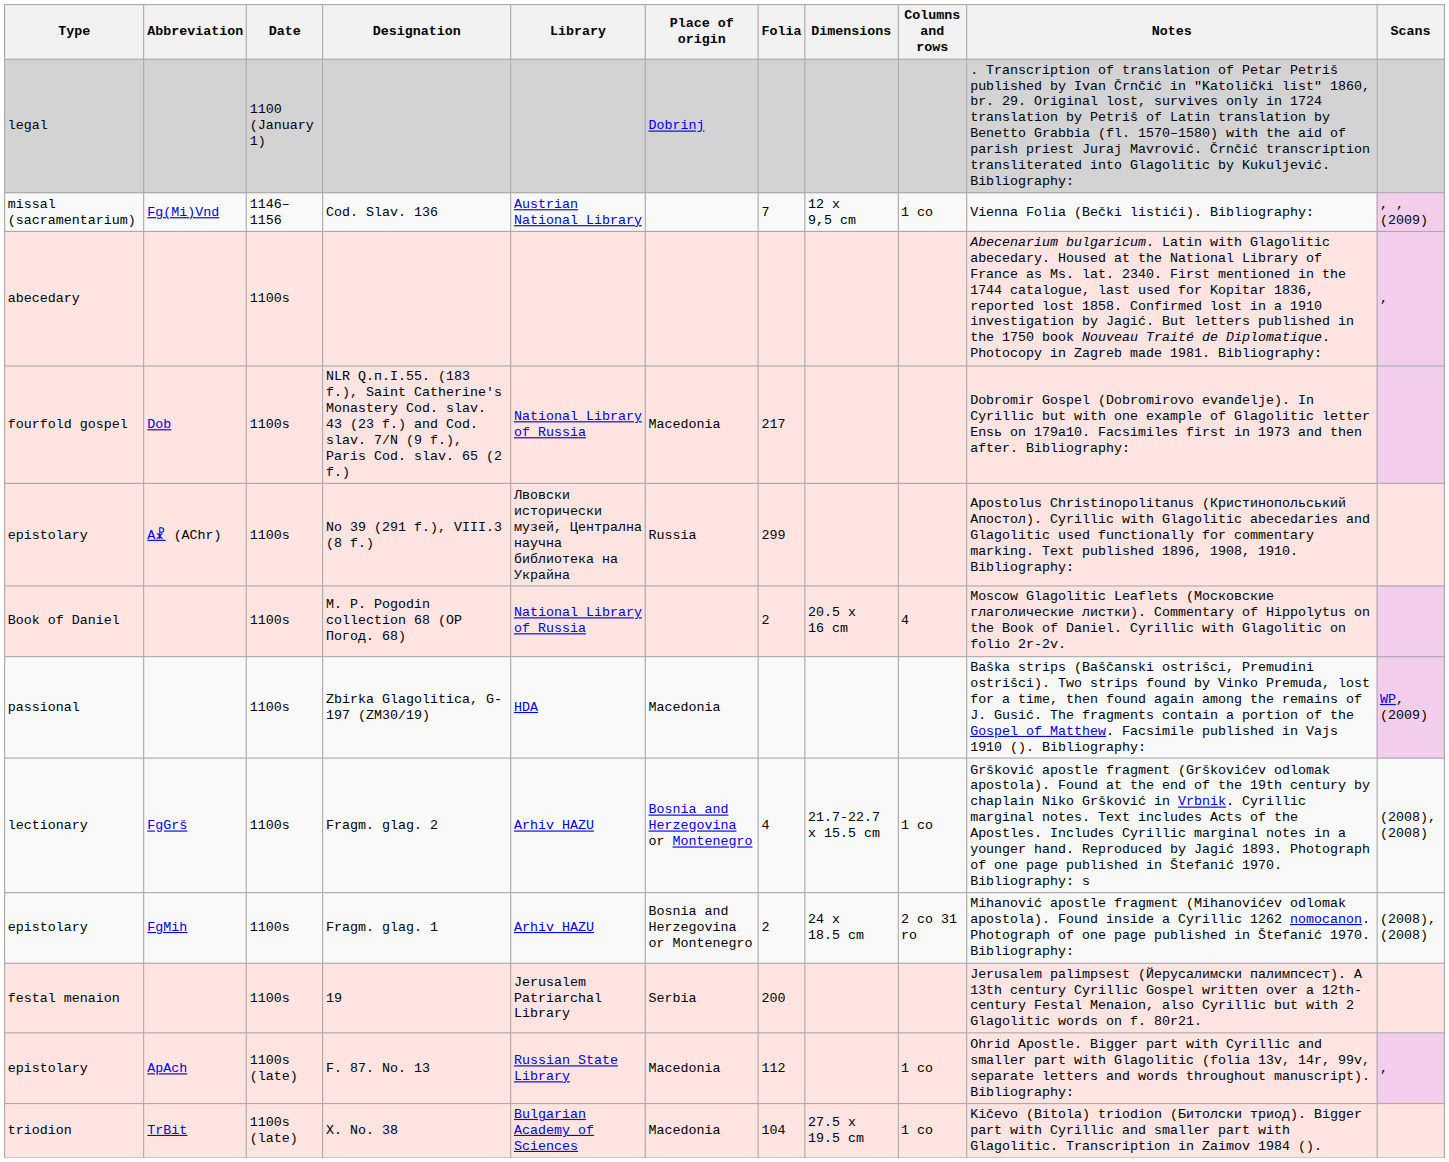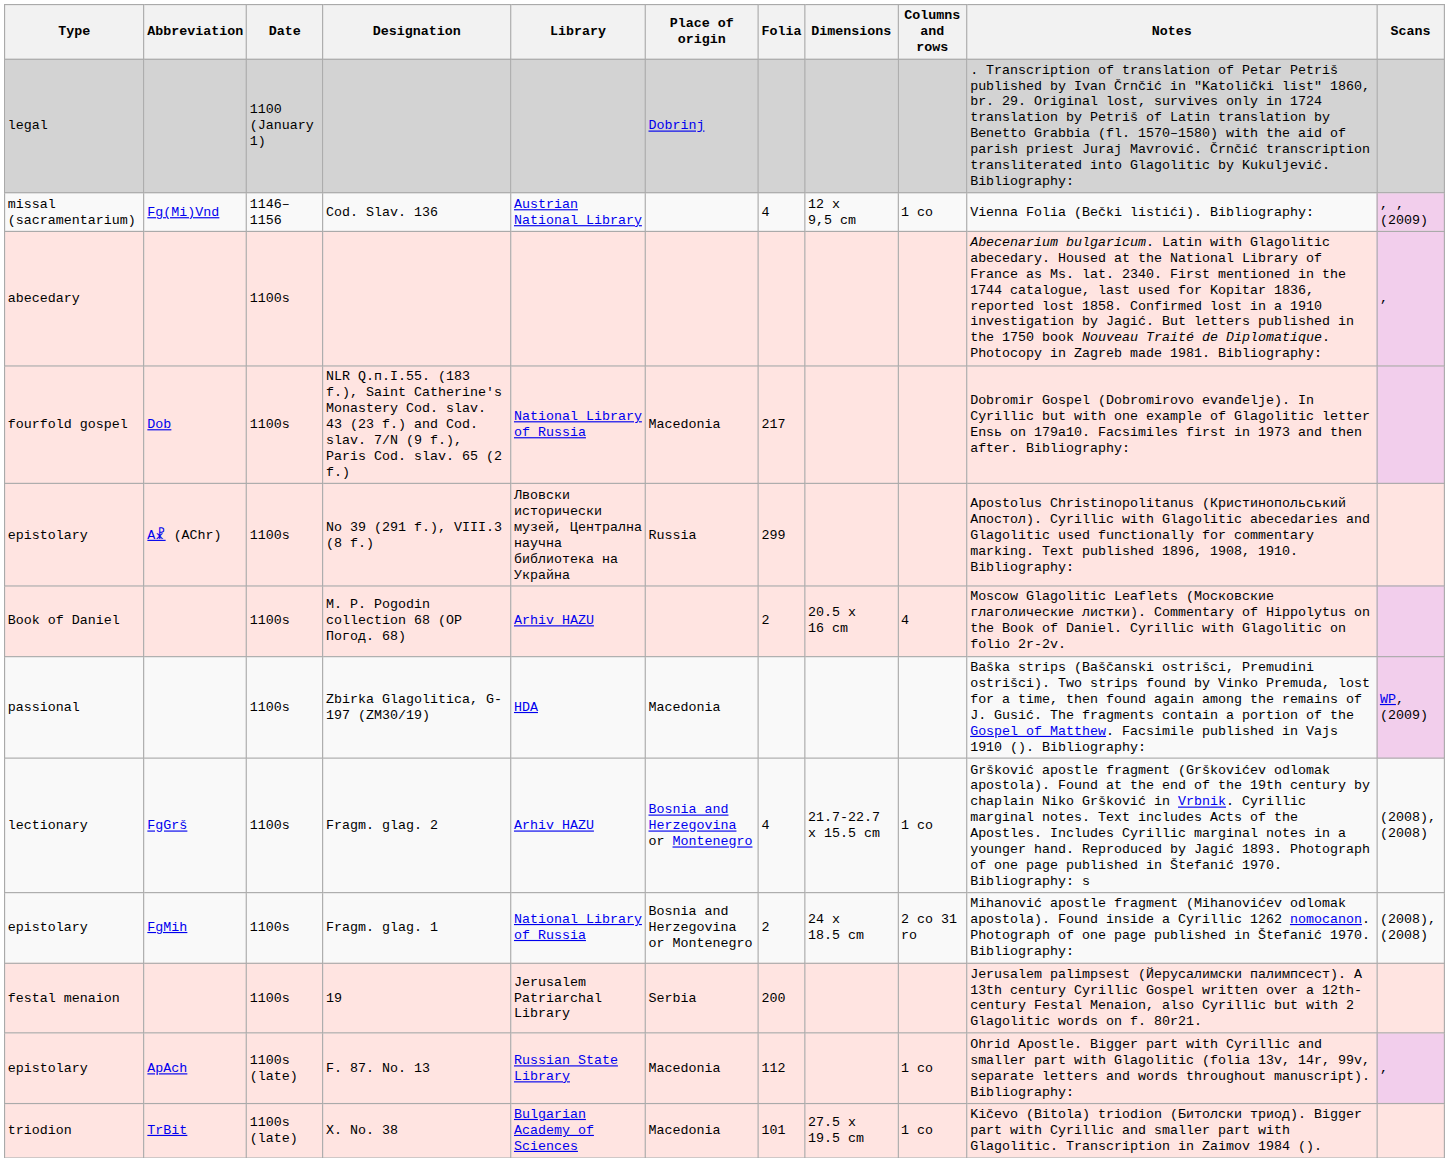(765, 212) 7 -> (765, 212) 4
(578, 621) National Library of Russia -> (554, 621) Arhiv HAZU
(554, 927) Arhiv HAZU -> (578, 927) National Library of Russia
(773, 1130) 104 -> (773, 1130) 101
